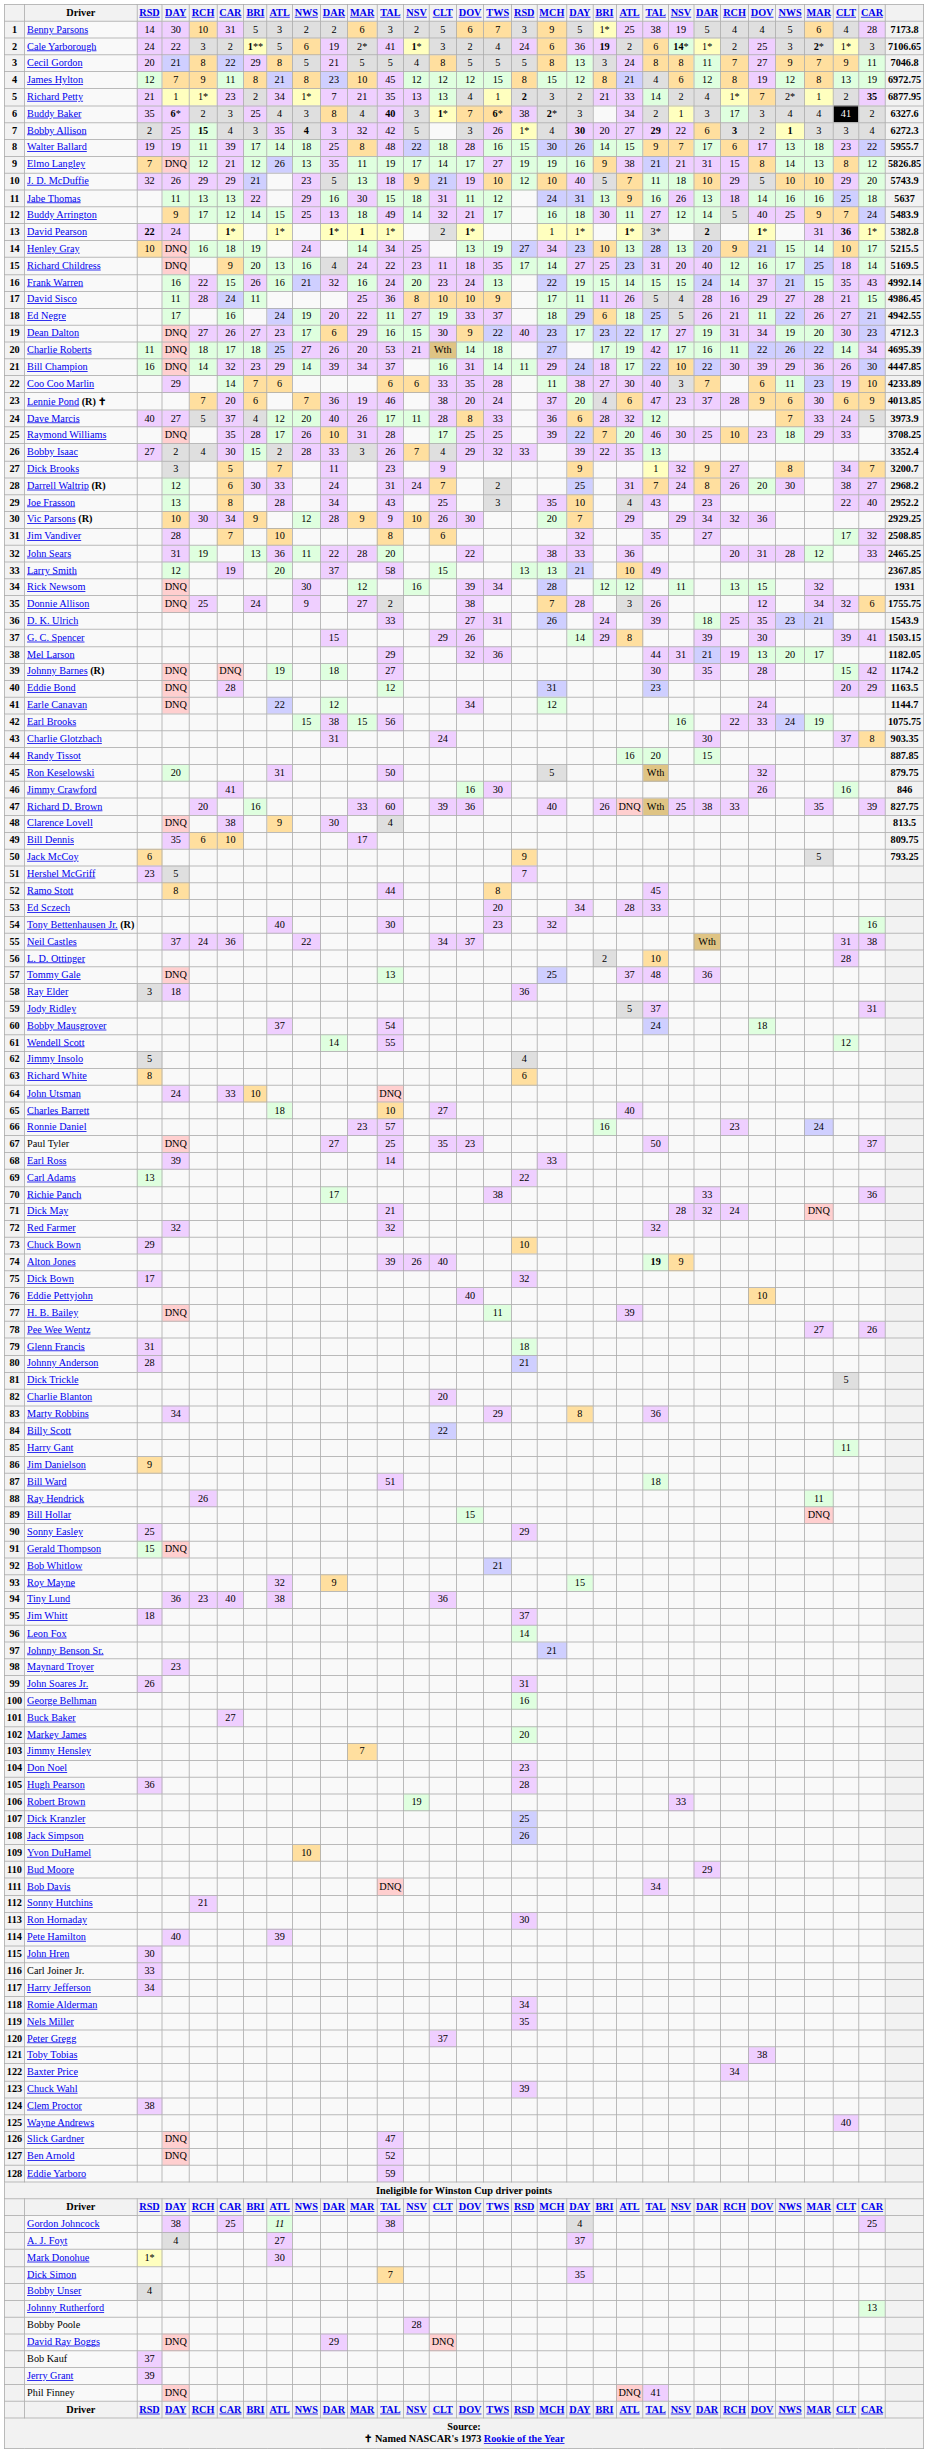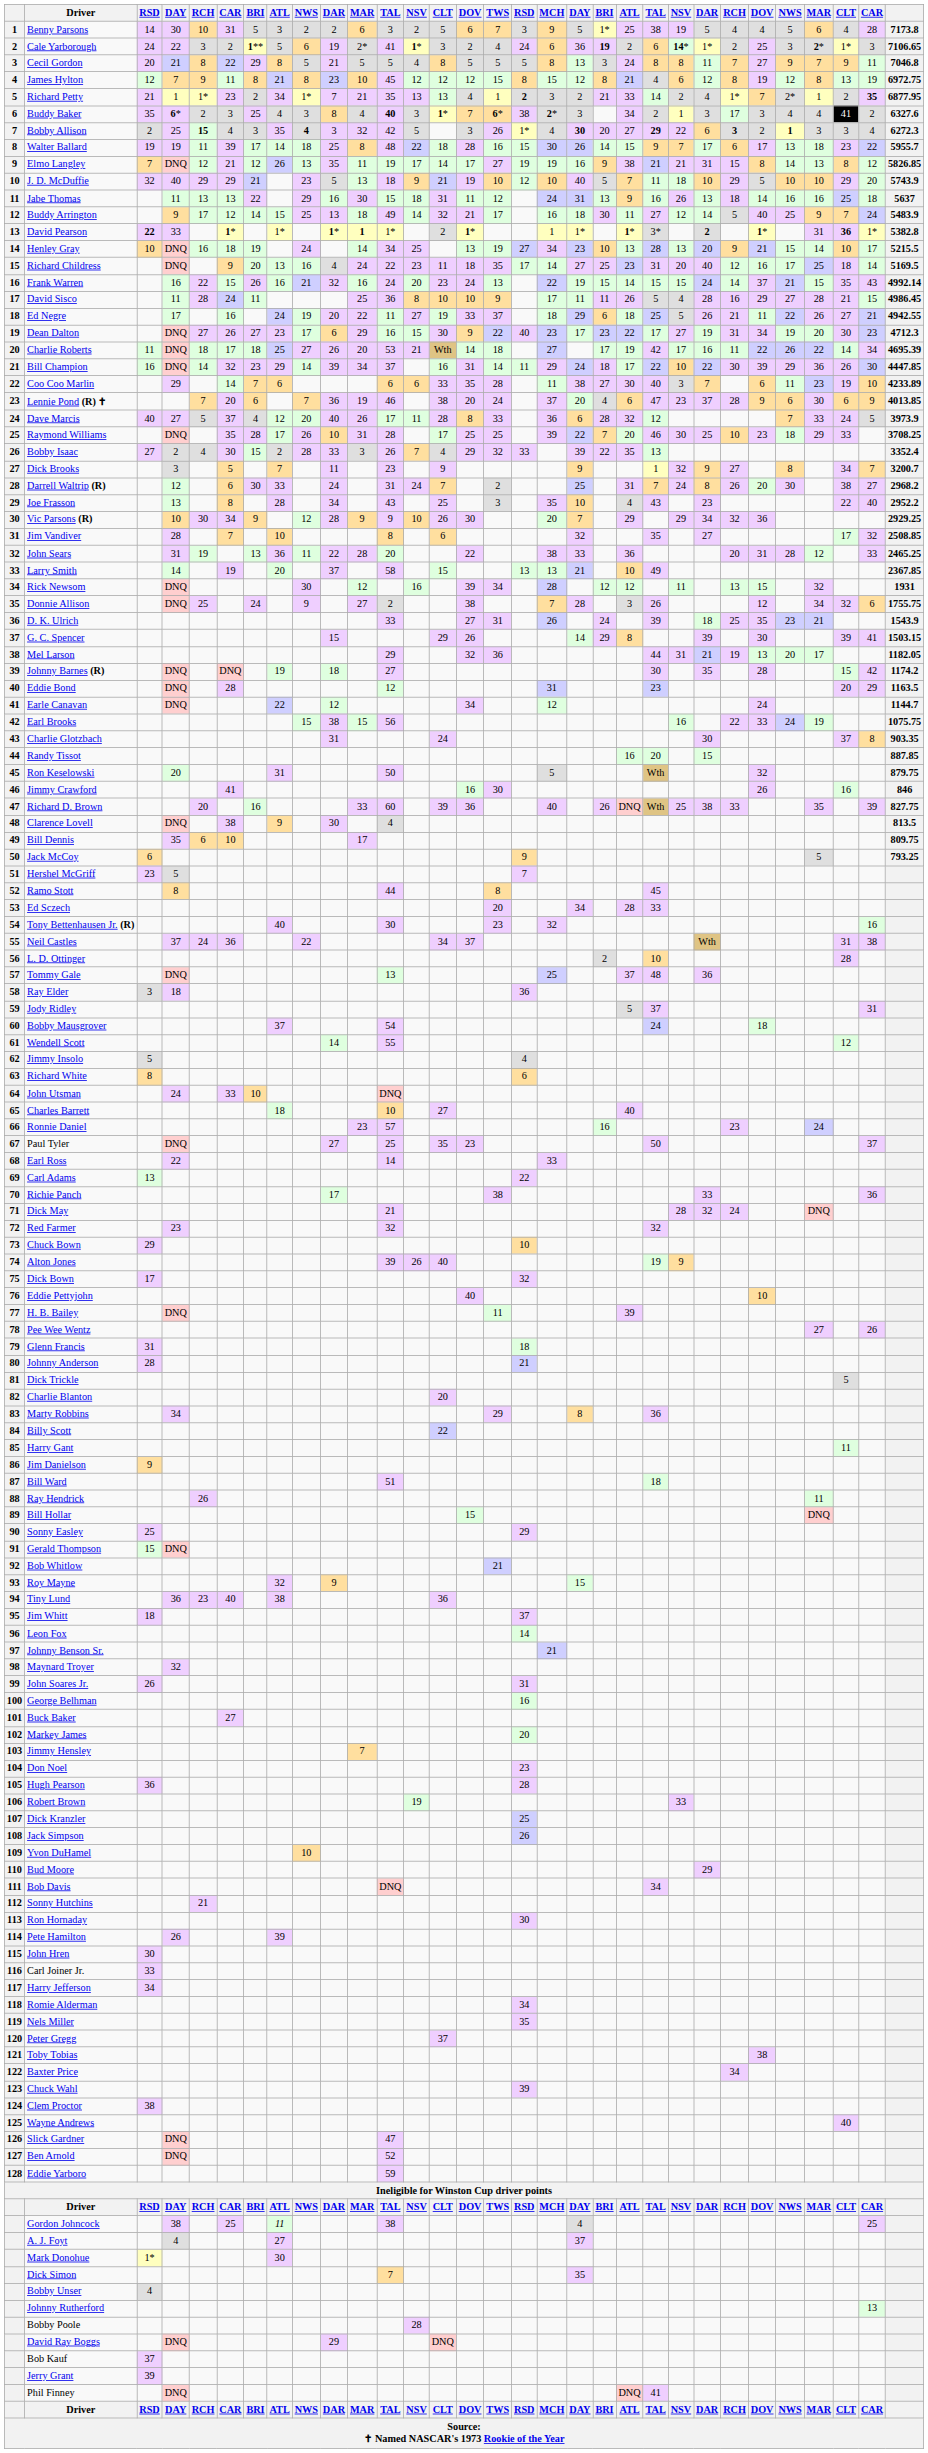(176, 181) 26 -> (176, 181) 40
(176, 232) 24 -> (176, 232) 33
(176, 570) 12 -> (176, 570) 14
(176, 1161) 39 -> (176, 1161) 22
(176, 1228) 32 -> (176, 1228) 23
(656, 1262) bold -> (656, 1262) normal
(176, 1667) 23 -> (176, 1667) 32
(176, 1937) 40 -> (176, 1937) 26
